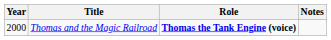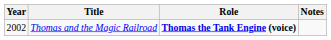(16, 27) 2000 -> (16, 27) 2002
